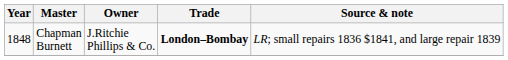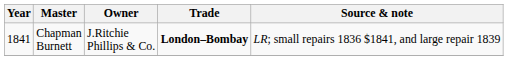(19, 39) 1848 -> (19, 39) 1841
